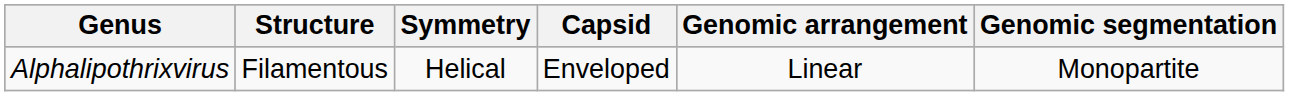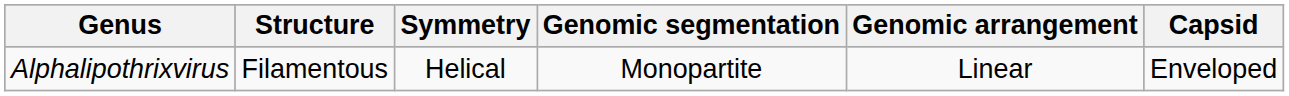columns swapped: (606, 25) <-> (1129, 25)
